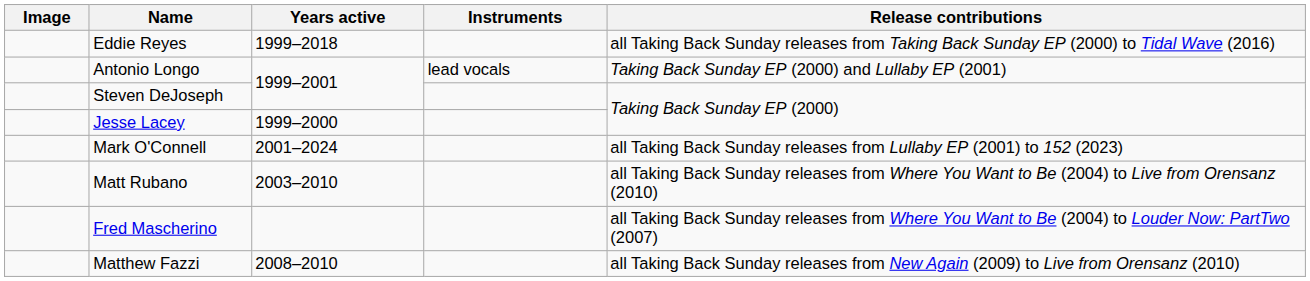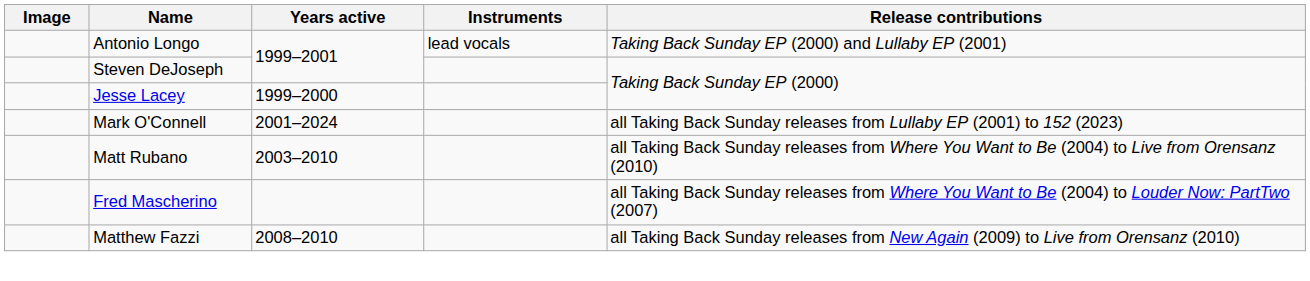- row: (140, 43)
